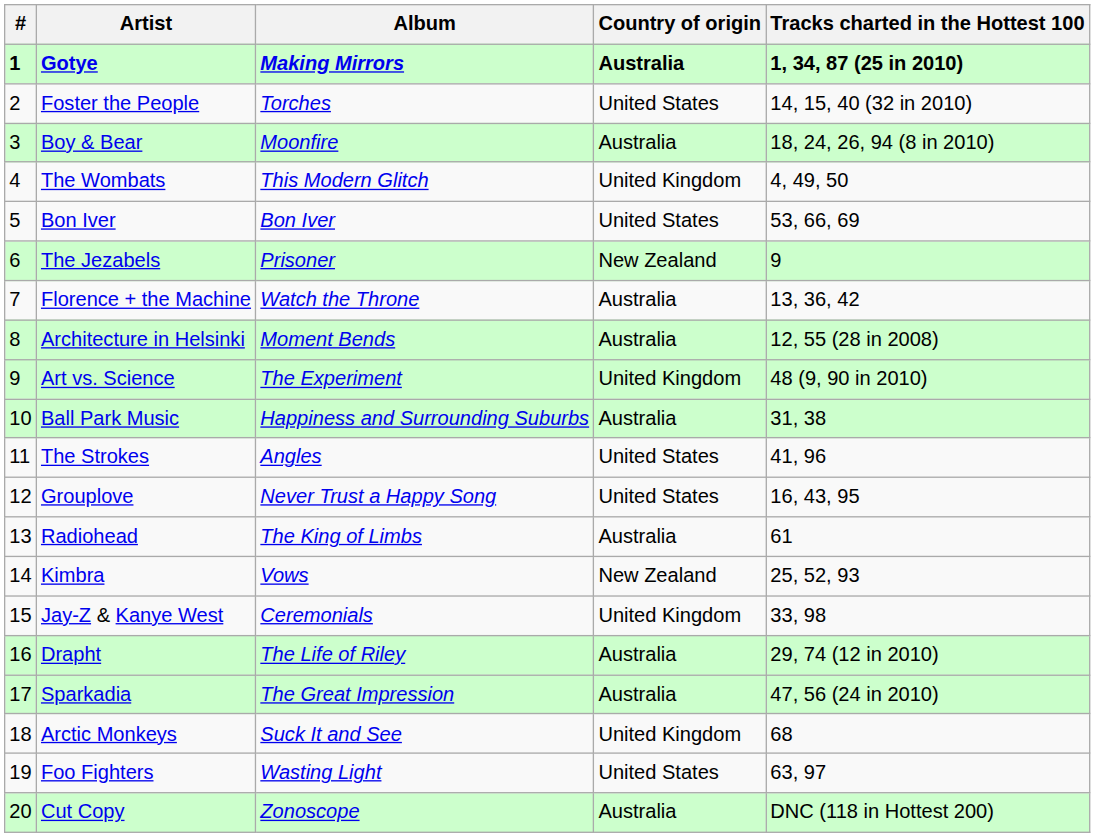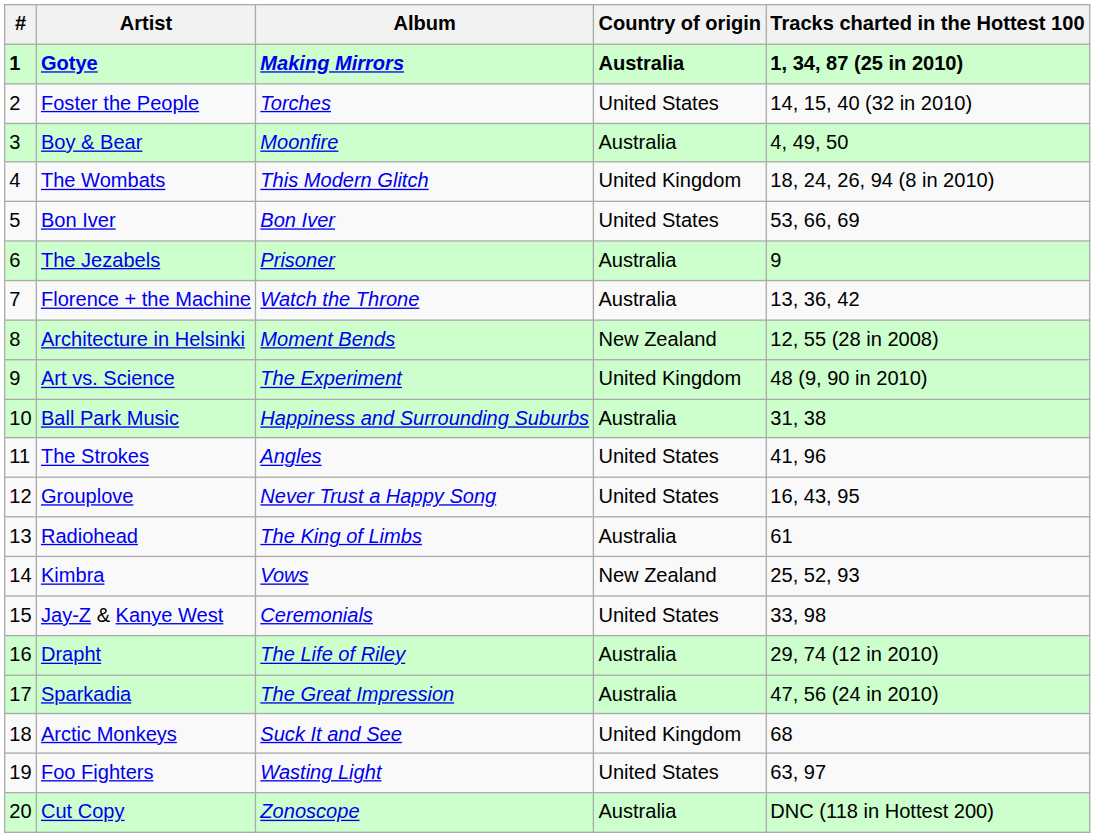(882, 142) 18, 24, 26, 94 (8 in 2010) -> (809, 142) 4, 49, 50
(809, 181) 4, 49, 50 -> (882, 181) 18, 24, 26, 94 (8 in 2010)
(658, 260) New Zealand -> (637, 260) Australia
(637, 339) Australia -> (658, 339) New Zealand
(670, 615) United Kingdom -> (659, 615) United States
